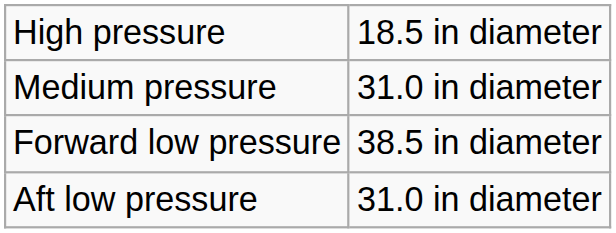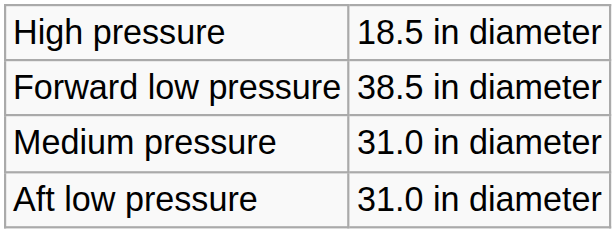rows swapped: (145, 87) <-> (177, 142)
